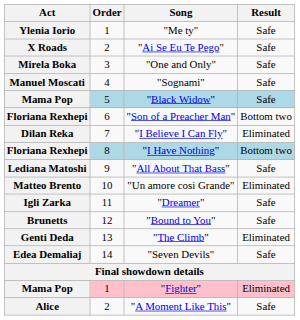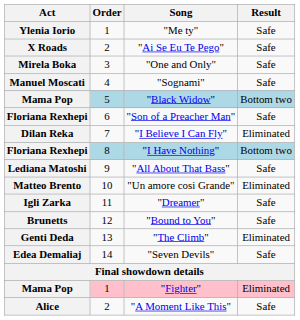(266, 99) Safe -> (266, 99) Bottom two
(266, 116) Bottom two -> (266, 116) Safe
